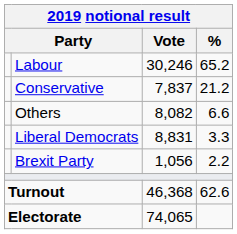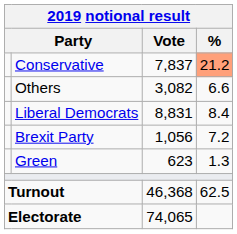- row: (39, 64)
(215, 88) no background -> (215, 64) lightsalmon background
(174, 112) 8,082 -> (174, 88) 3,082
(219, 137) 3.3 -> (219, 112) 8.4
(219, 161) 2.2 -> (219, 137) 7.2
+ row: (36, 161)
(215, 192) 62.6 -> (215, 192) 62.5
